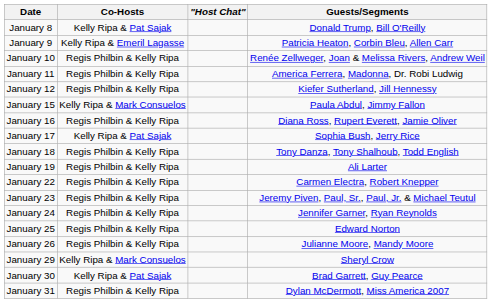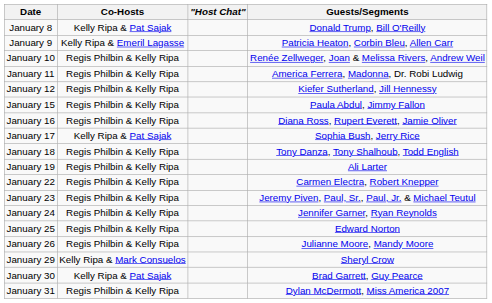(123, 105) Kelly Ripa & Mark Consuelos -> (123, 105) Regis Philbin & Kelly Ripa
